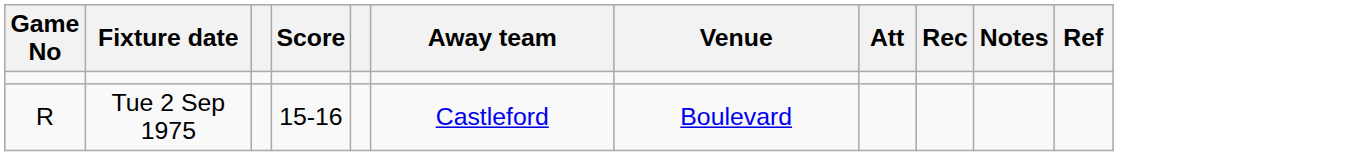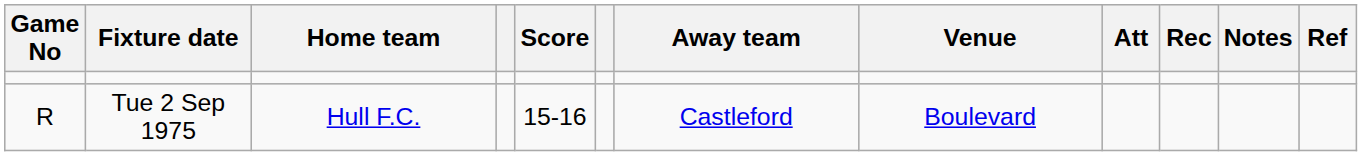+ column: (374, 38)
